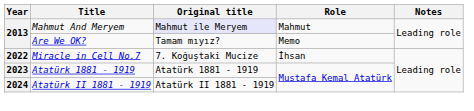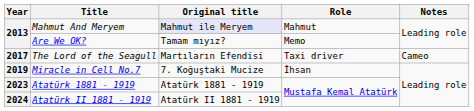+ row: (94, 56)
(17, 56) 2022 -> (17, 70) 2019
